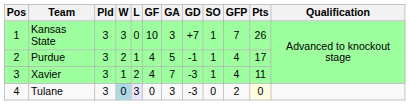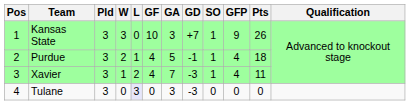(237, 35) 7 -> (237, 35) 9
(260, 58) 17 -> (260, 58) 18
(123, 91) lightblue background -> (123, 91) no background
(237, 91) 2 -> (237, 91) 0
(260, 91) lightyellow background -> (260, 91) no background
